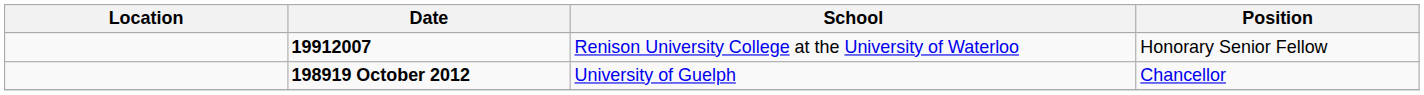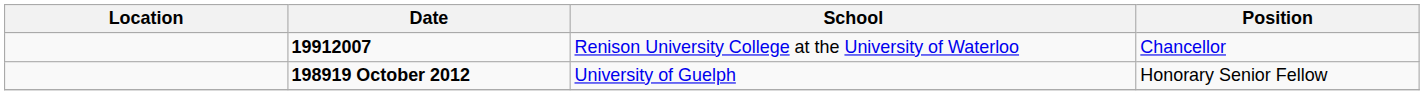(1234, 47) Honorary Senior Fellow -> (1183, 47) Chancellor
(1183, 75) Chancellor -> (1234, 75) Honorary Senior Fellow
